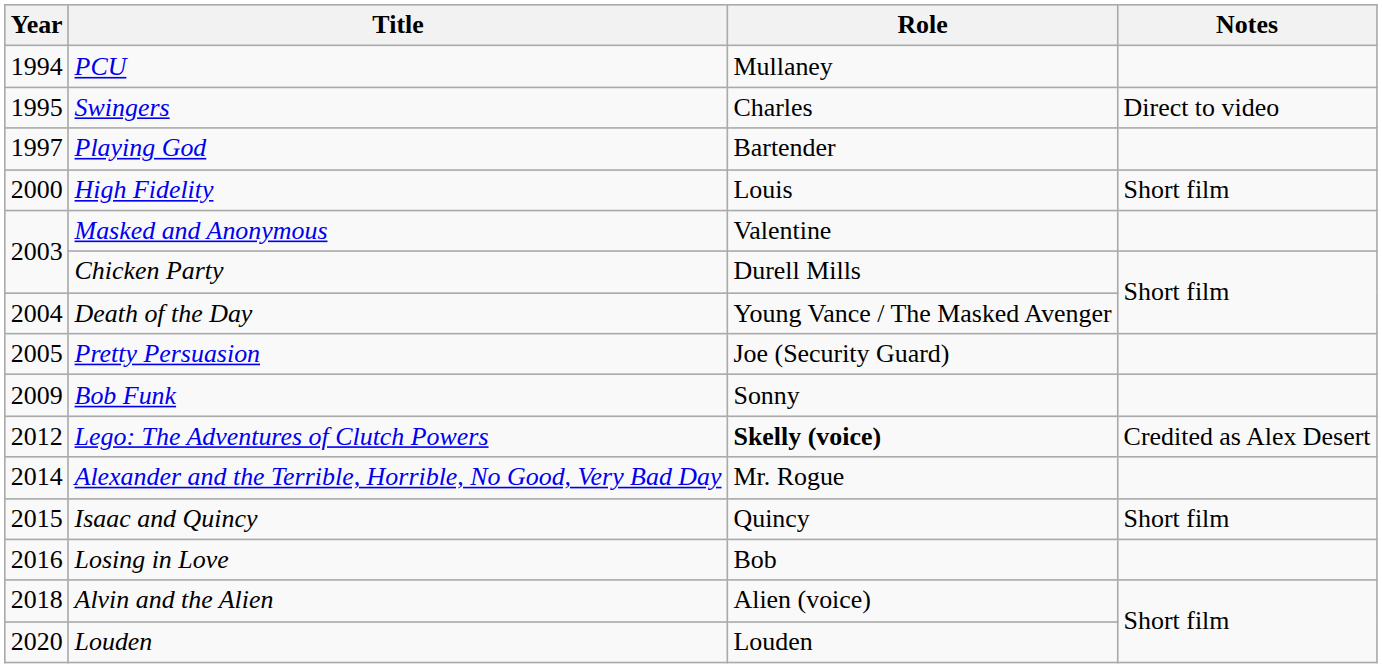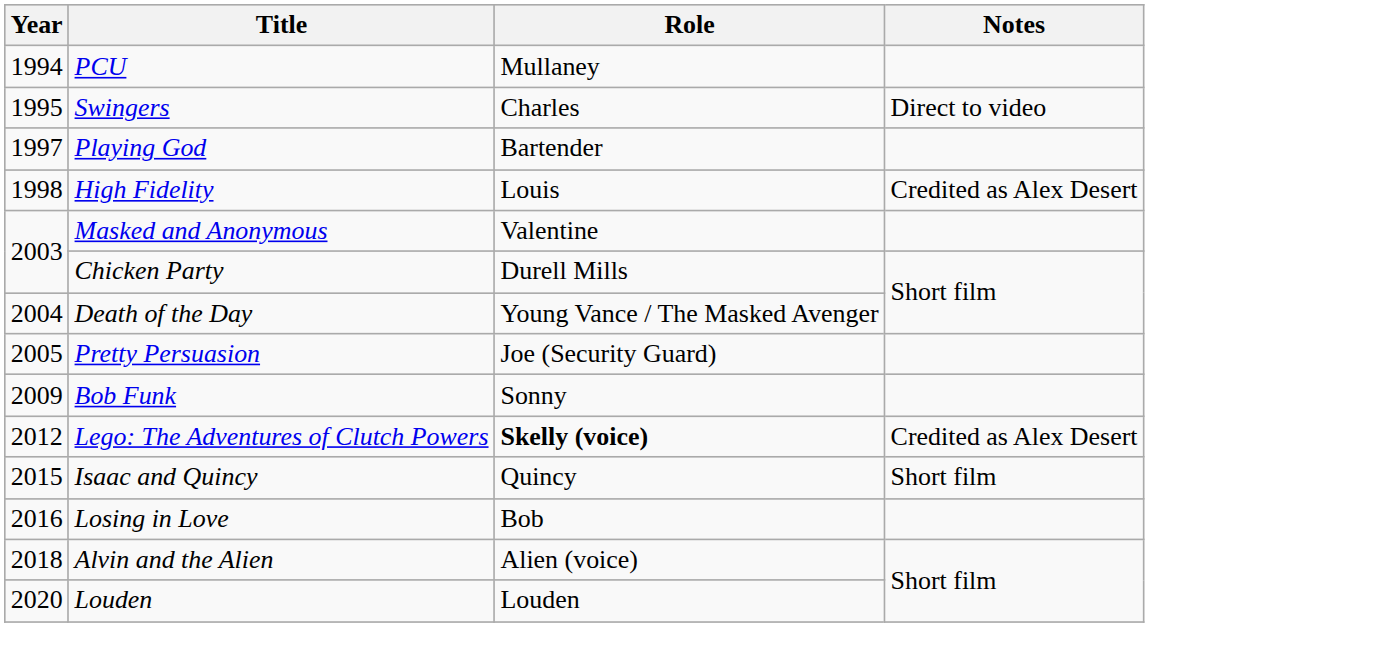(37, 189) 2000 -> (37, 189) 1998
(1177, 189) Short film -> (1014, 189) Credited as Alex Desert
- row: (398, 477)
